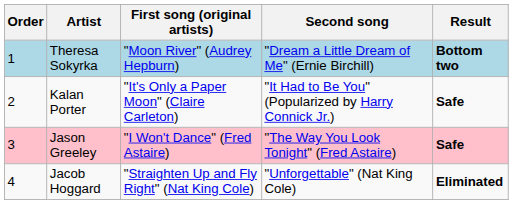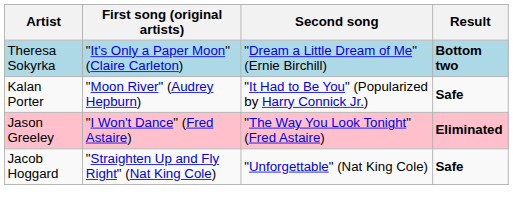- column: (26, 22)
(188, 58) "Moon River" (Audrey Hepburn) -> (158, 58) "It's Only a Paper Moon" (Claire Carleton)
(175, 101) "It's Only a Paper Moon" (Claire Carleton) -> (150, 94) "Moon River" (Audrey Hepburn)
(450, 145) Safe -> (469, 130) Eliminated
(470, 181) Eliminated -> (449, 166) Safe
